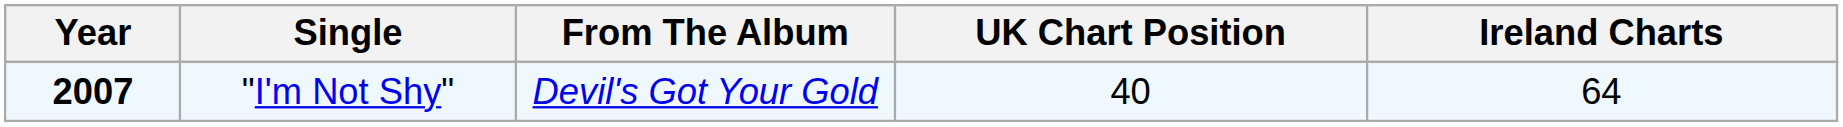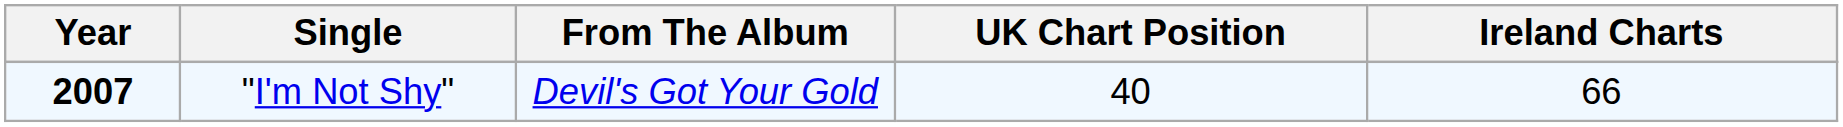(1601, 90) 64 -> (1601, 90) 66
